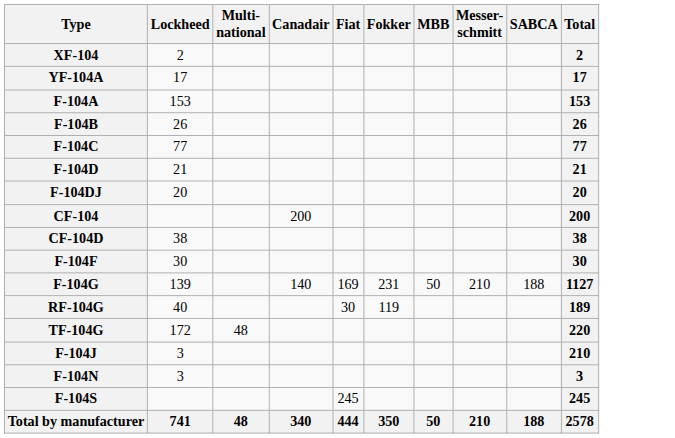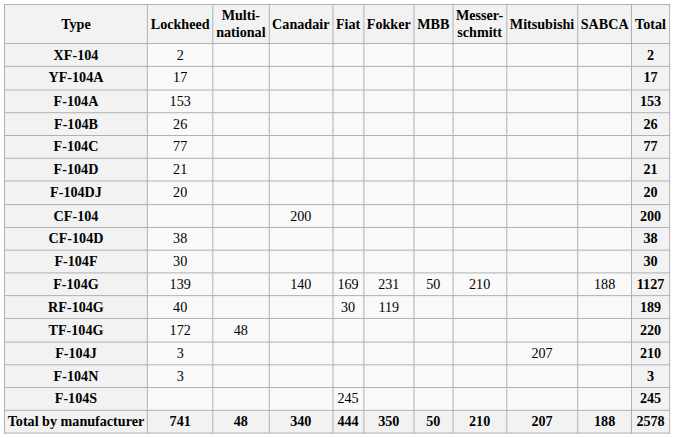+ column: (542, 23)
